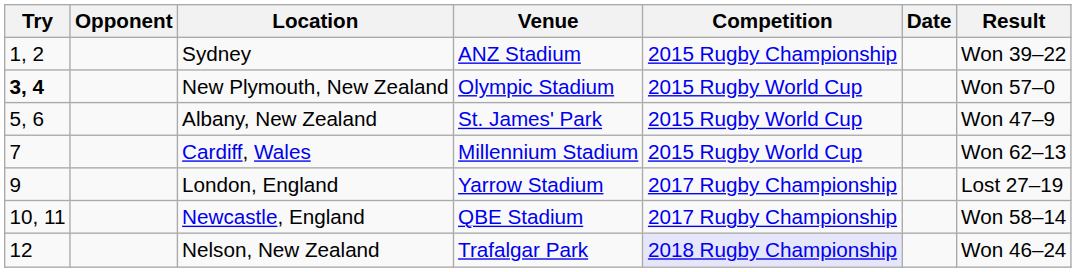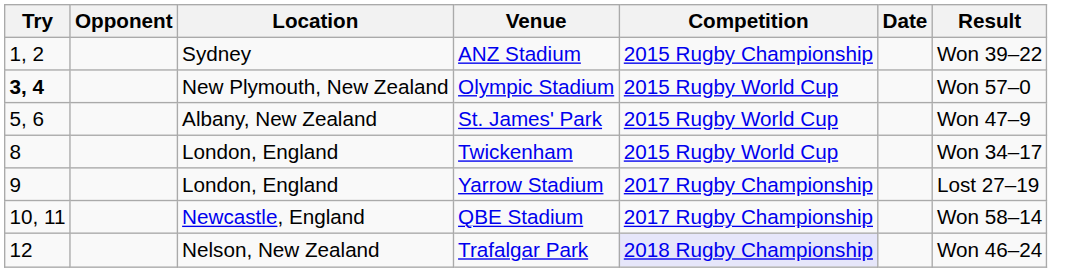- row: (548, 152)
+ row: (515, 152)
